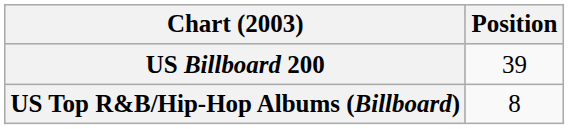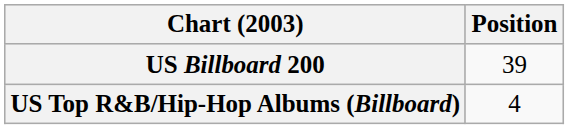(514, 103) 8 -> (514, 103) 4
